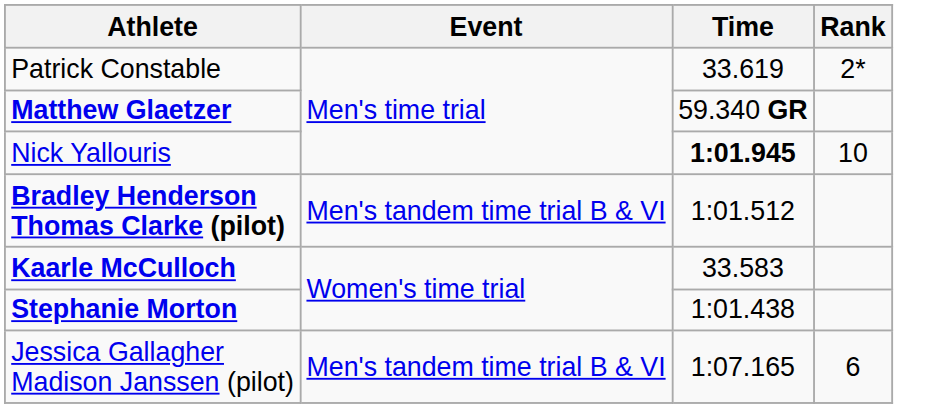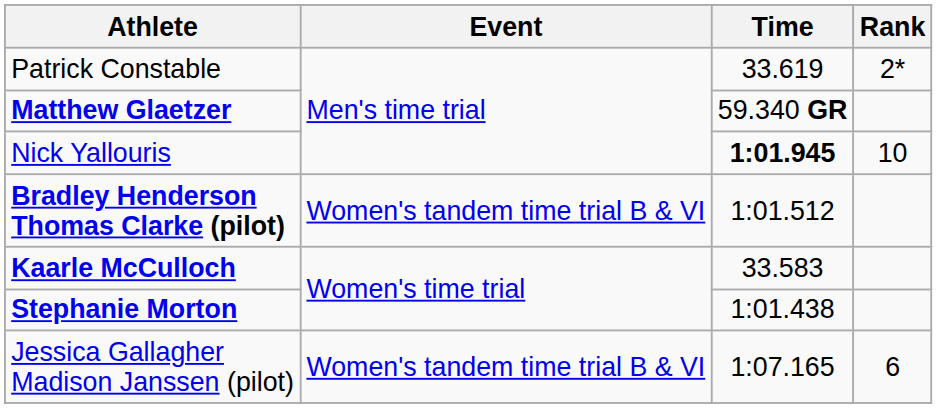(486, 211) Men's tandem time trial B & VI -> (506, 211) Women's tandem time trial B & VI
(486, 367) Men's tandem time trial B & VI -> (506, 367) Women's tandem time trial B & VI
